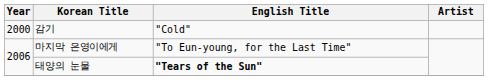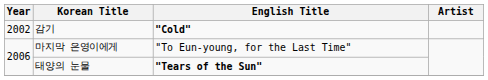(19, 30) 2000 -> (19, 30) 2002
(173, 30) normal -> (173, 30) bold
